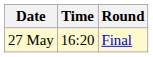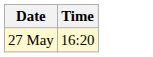- column: (123, 16)
